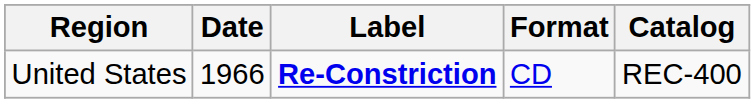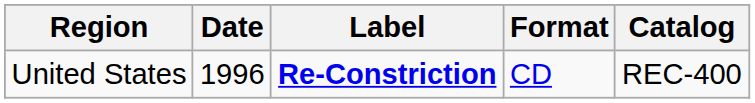(232, 73) 1966 -> (232, 73) 1996
